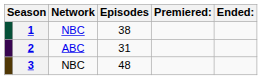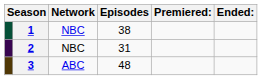(73, 48) ABC -> (73, 48) NBC
(73, 65) NBC -> (73, 65) ABC
